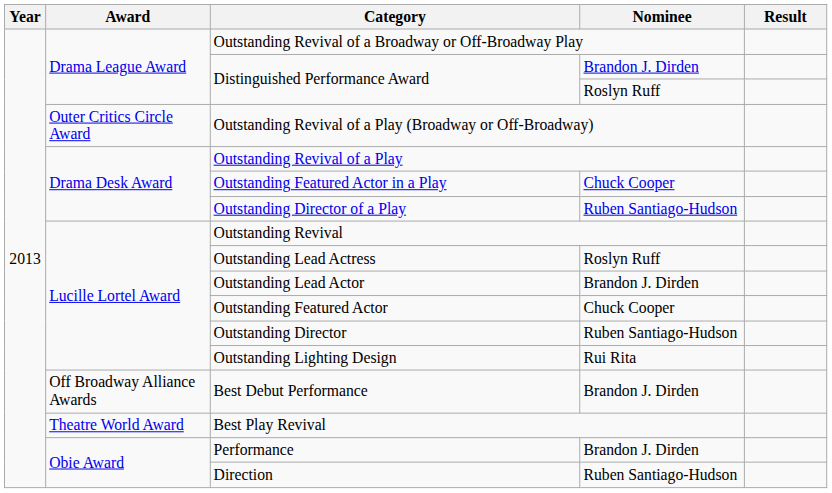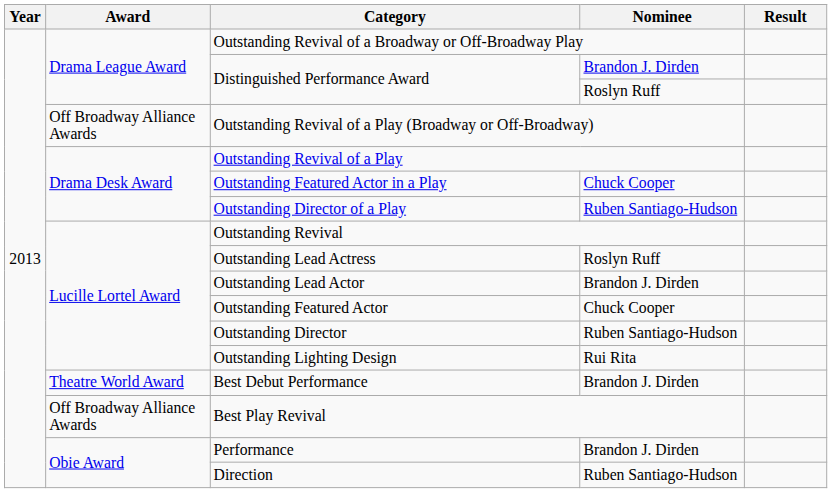(111, 125) Outer Critics Circle Award -> (122, 125) Off Broadway Alliance Awards
(122, 391) Off Broadway Alliance Awards -> (117, 382) Theatre World Award
(117, 425) Theatre World Award -> (122, 416) Off Broadway Alliance Awards
